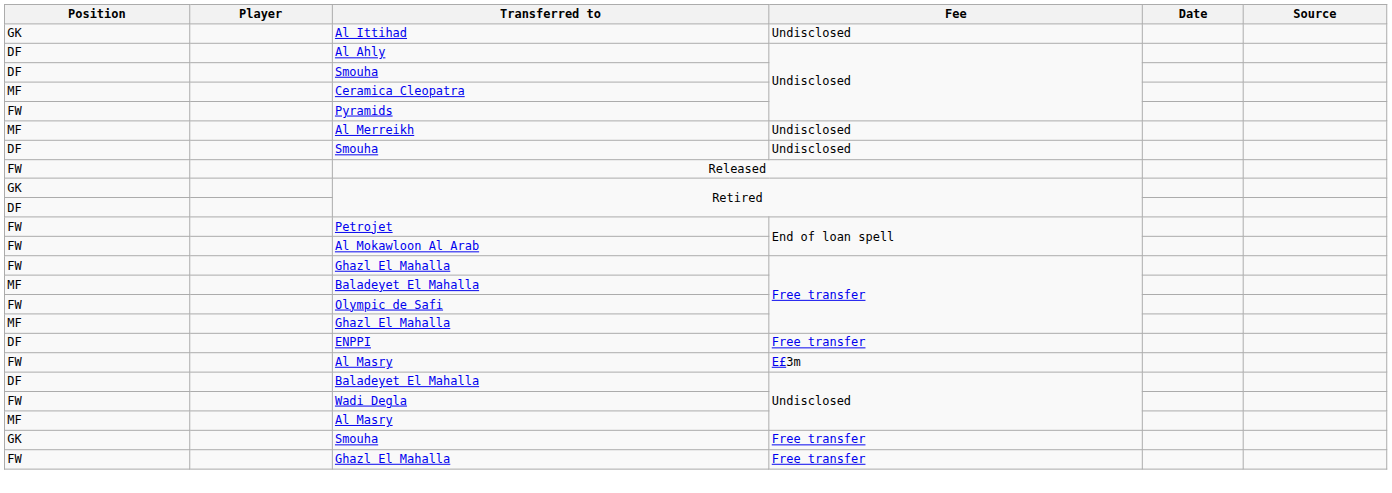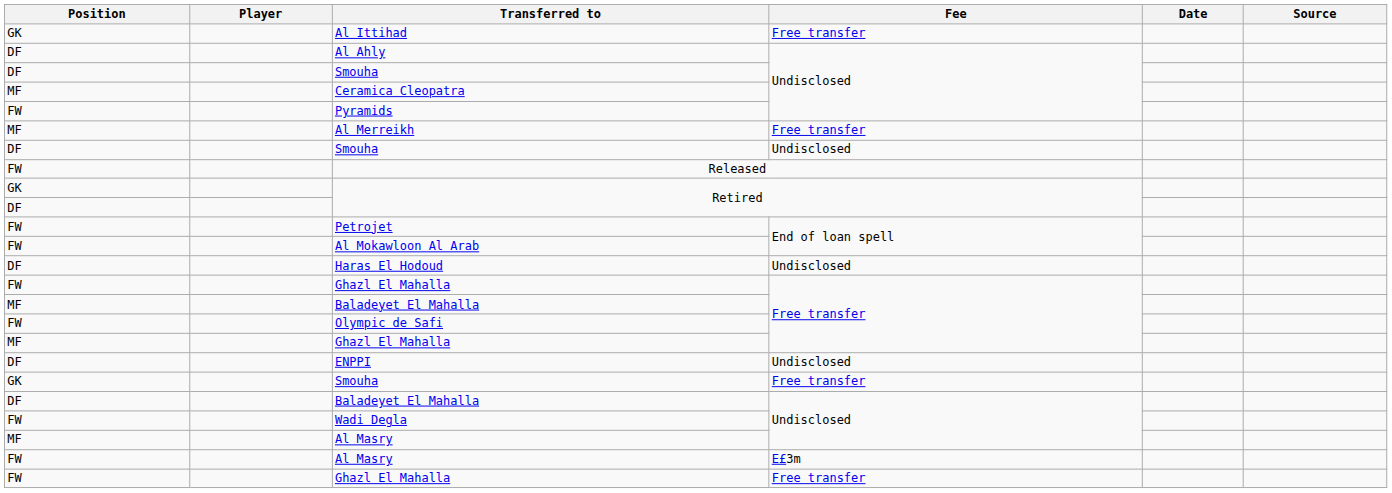(811, 34) Undisclosed -> (819, 34) Free transfer
(811, 131) Undisclosed -> (819, 131) Free transfer
+ row: (15, 266)
(819, 343) Free transfer -> (811, 363) Undisclosed
rows swapped: (15, 440) <-> (15, 363)
